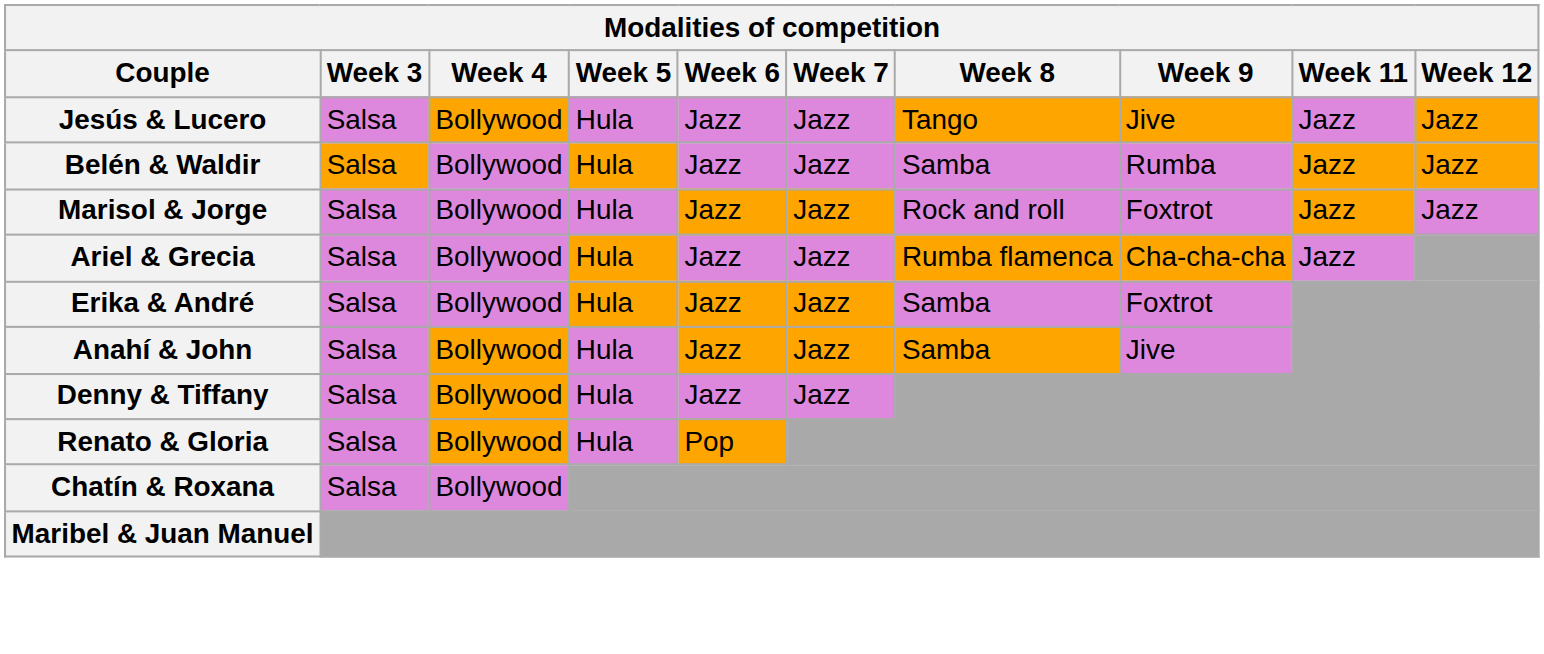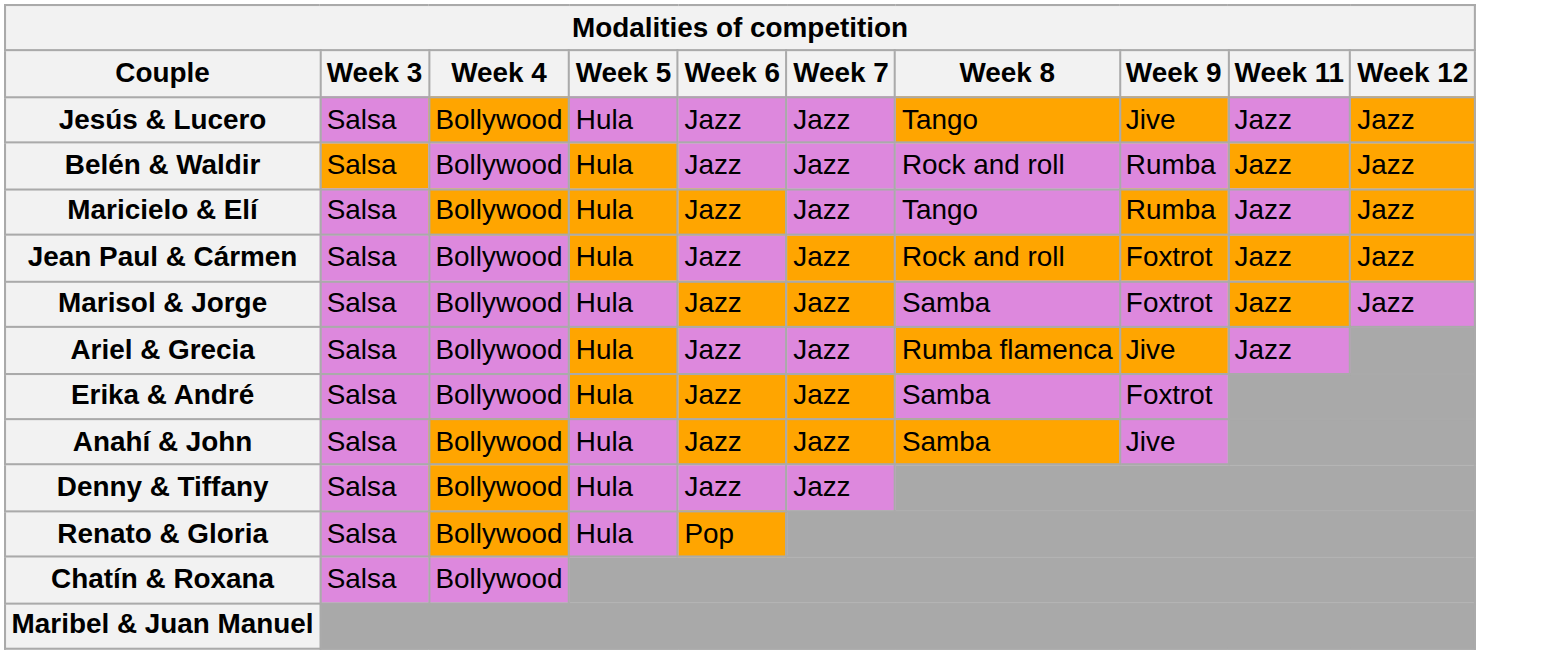(946, 165) Samba -> (983, 165) Rock and roll
+ row: (163, 211)
+ row: (163, 257)
(983, 211) Rock and roll -> (946, 303) Samba
(1206, 257) Cha-cha-cha -> (1151, 349) Jive
